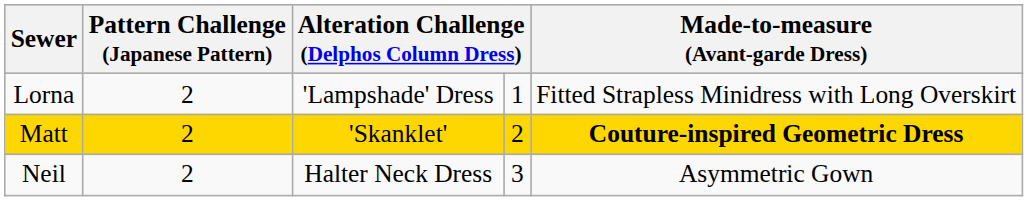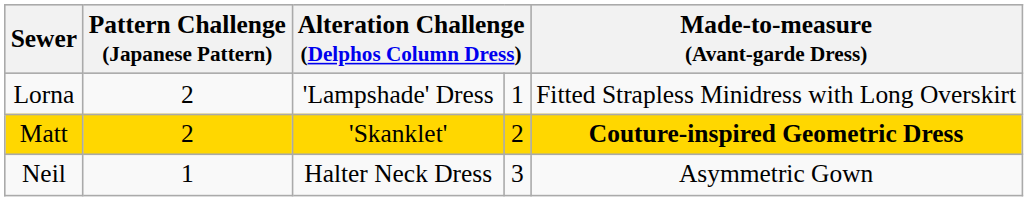(187, 174) 2 -> (187, 174) 1
